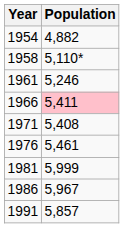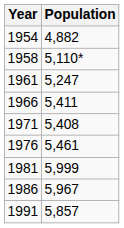(62, 80) 5,246 -> (62, 80) 5,247
(61, 102) pink background -> (61, 102) no background
